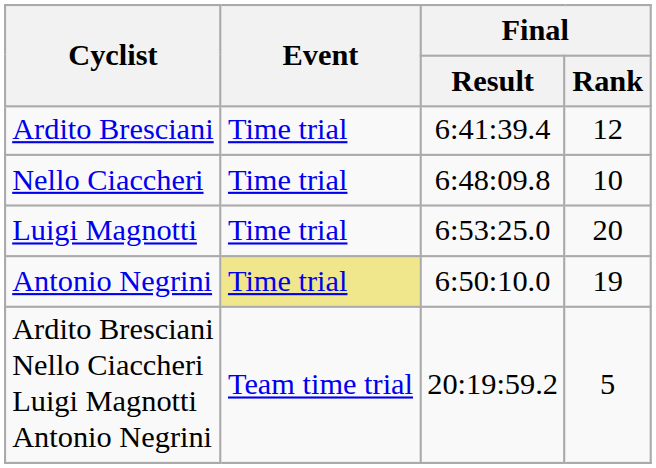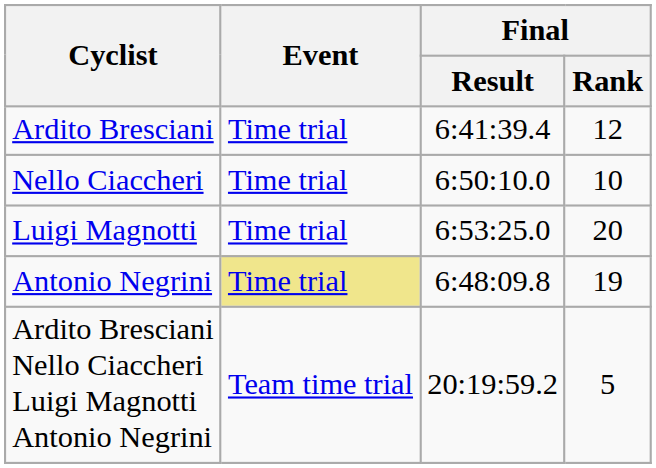(493, 180) 6:48:09.8 -> (493, 180) 6:50:10.0
(493, 280) 6:50:10.0 -> (493, 280) 6:48:09.8
